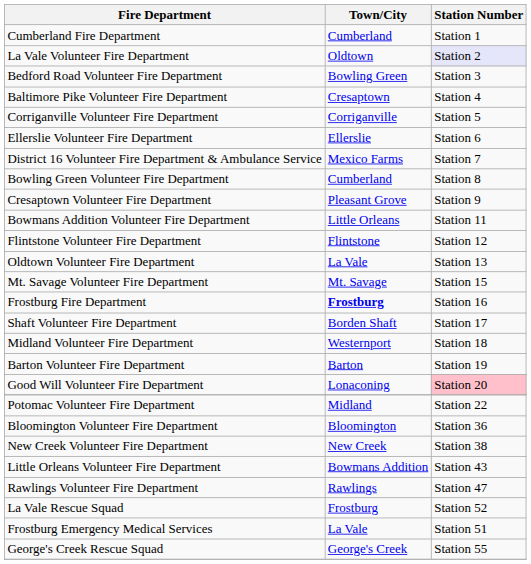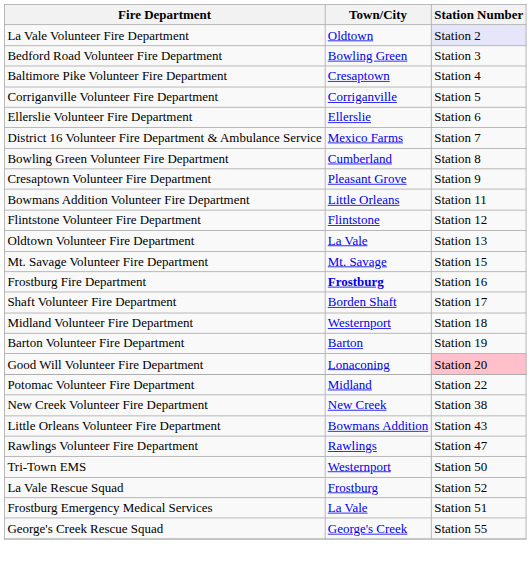- row: (84, 35)
- row: (112, 425)
+ row: (47, 466)
